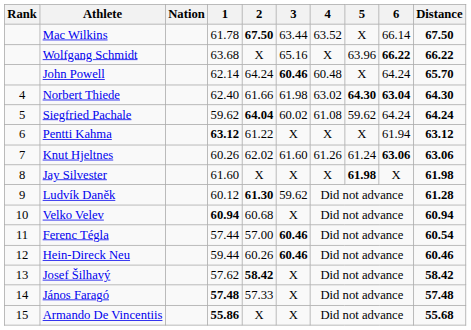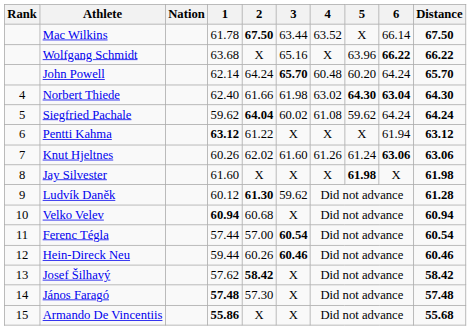(293, 74) 60.46 -> (293, 74) 65.70
(362, 74) X -> (362, 74) 60.20
(293, 235) 60.46 -> (293, 235) 60.54
(259, 295) 57.33 -> (259, 295) 57.30
